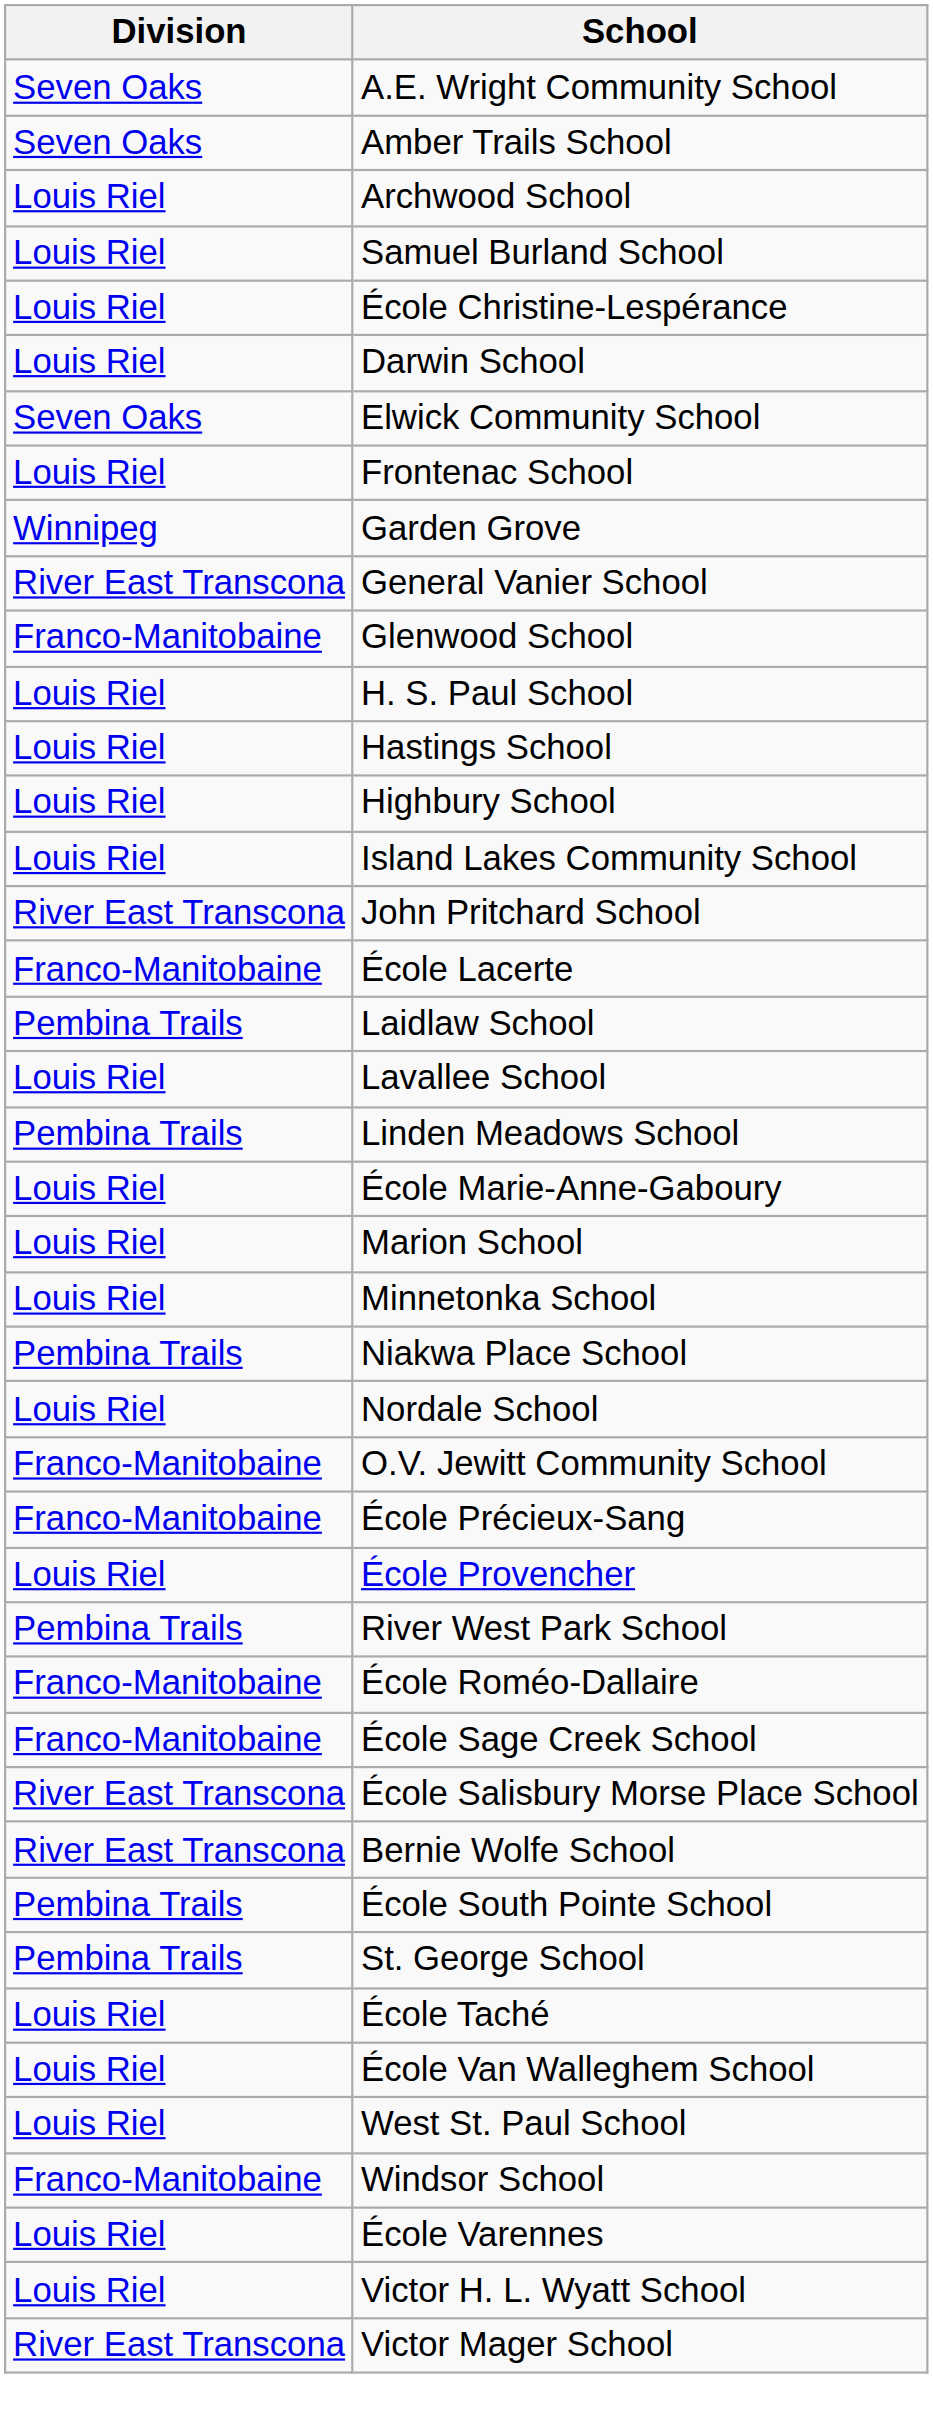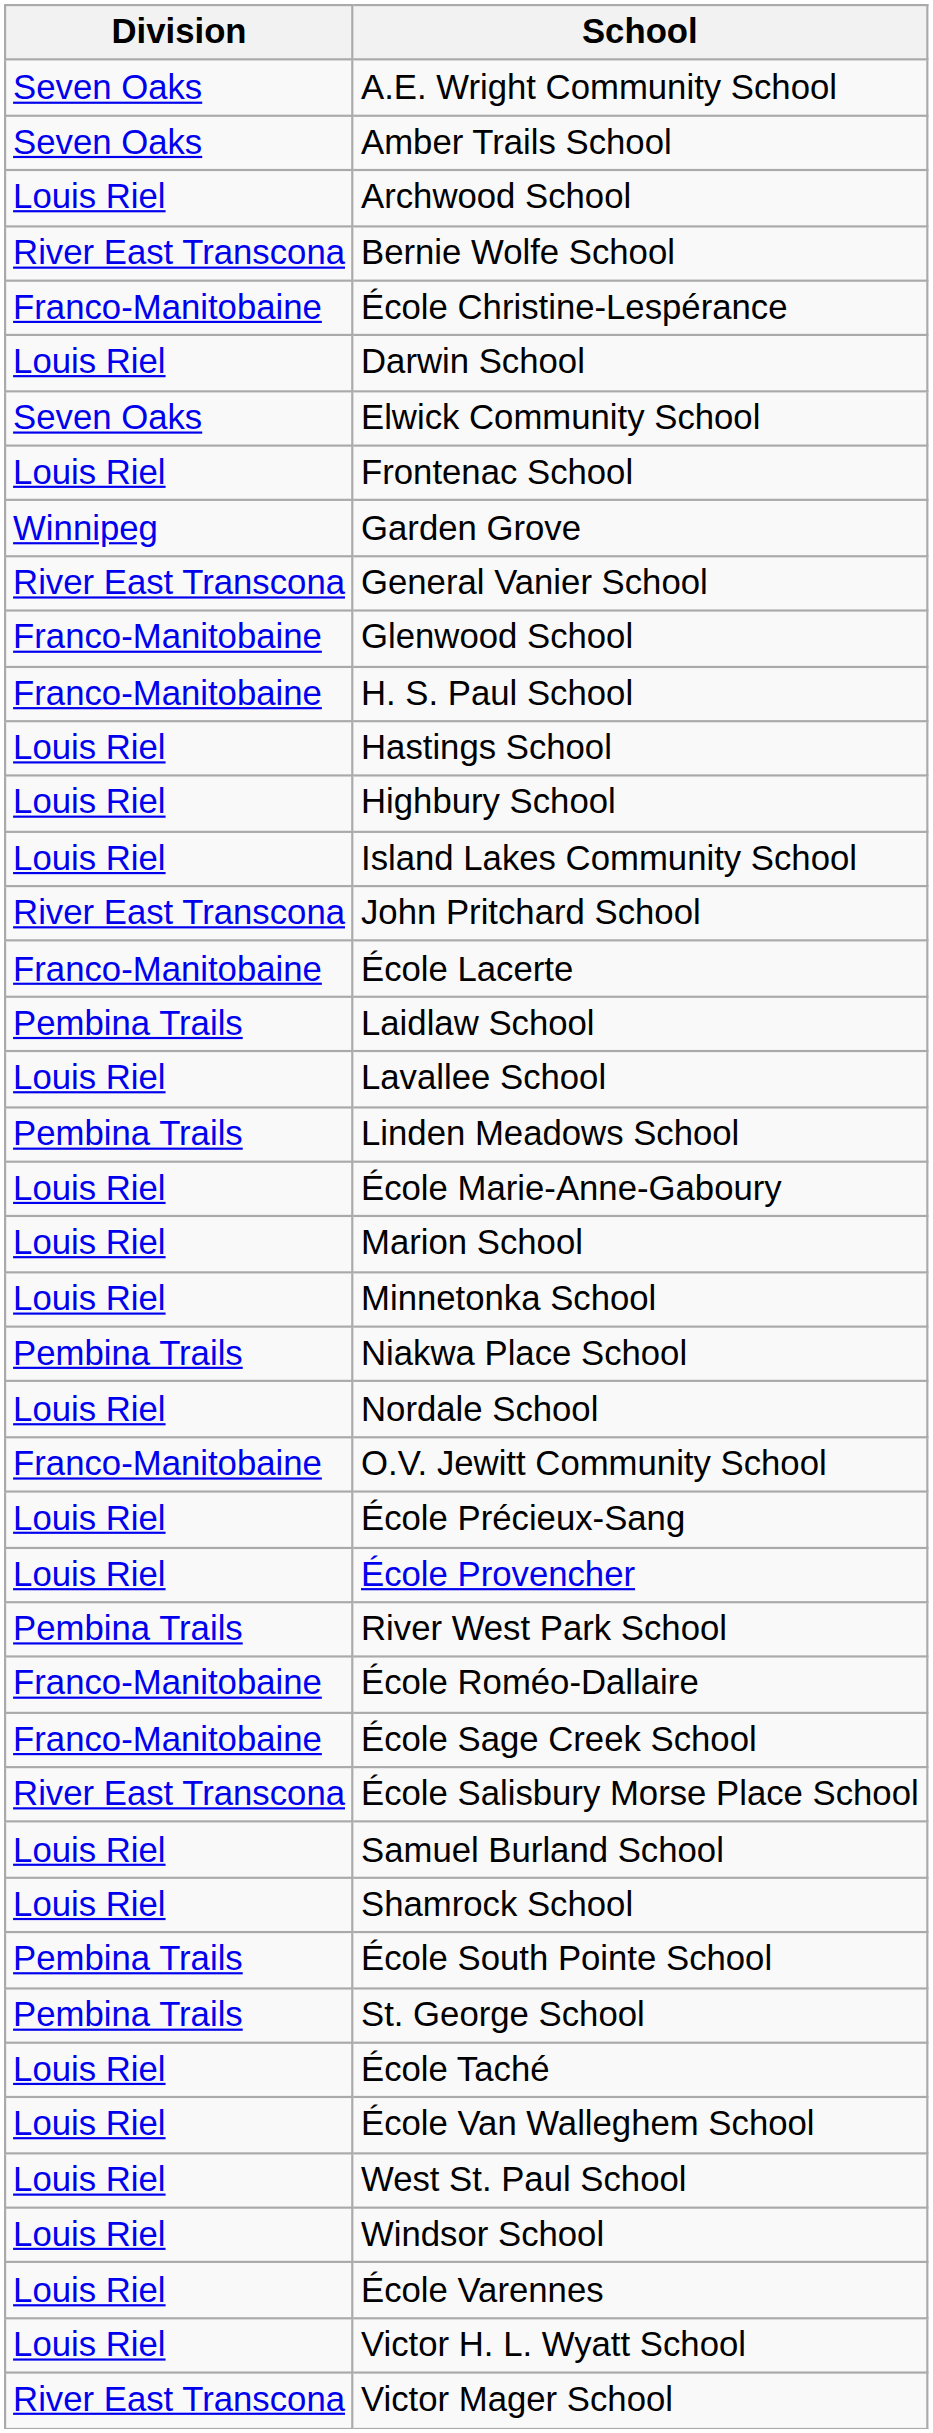rows swapped: (518, 1849) <-> (542, 252)
(89, 307) Louis Riel -> (167, 307) Franco-Manitobaine
(89, 692) Louis Riel -> (167, 692) Franco-Manitobaine
(167, 1518) Franco-Manitobaine -> (89, 1518) Louis Riel
+ row: (497, 1904)
(167, 2179) Franco-Manitobaine -> (89, 2234) Louis Riel
